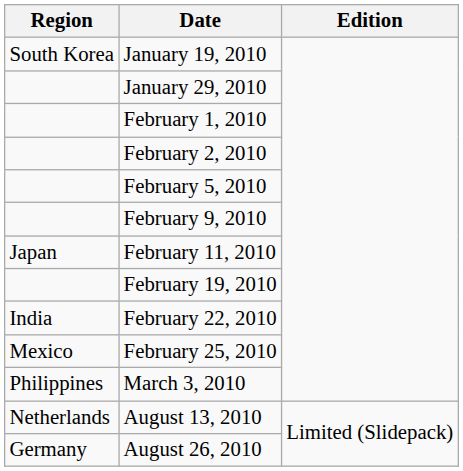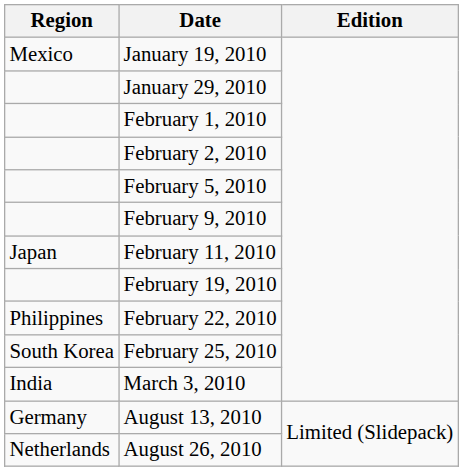(62, 53) South Korea -> (41, 53) Mexico
(31, 317) India -> (56, 317) Philippines
(41, 350) Mexico -> (62, 350) South Korea
(56, 383) Philippines -> (31, 383) India
(60, 416) Netherlands -> (48, 416) Germany
(48, 449) Germany -> (60, 449) Netherlands
